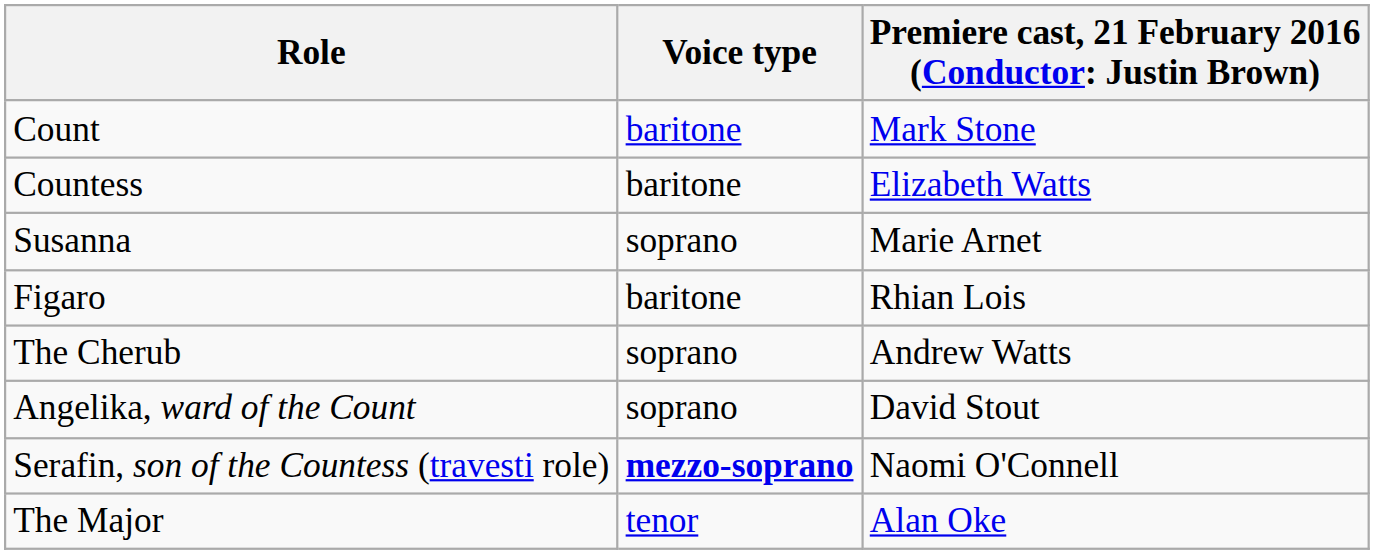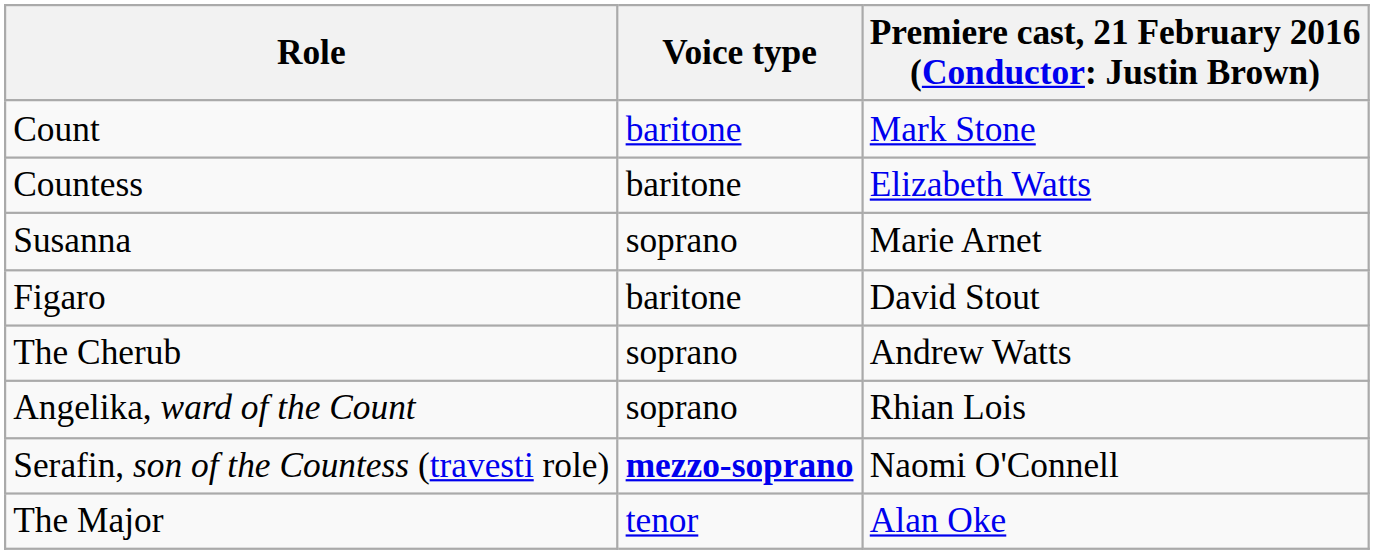(948, 296) Rhian Lois -> (955, 296) David Stout
(955, 408) David Stout -> (948, 408) Rhian Lois
